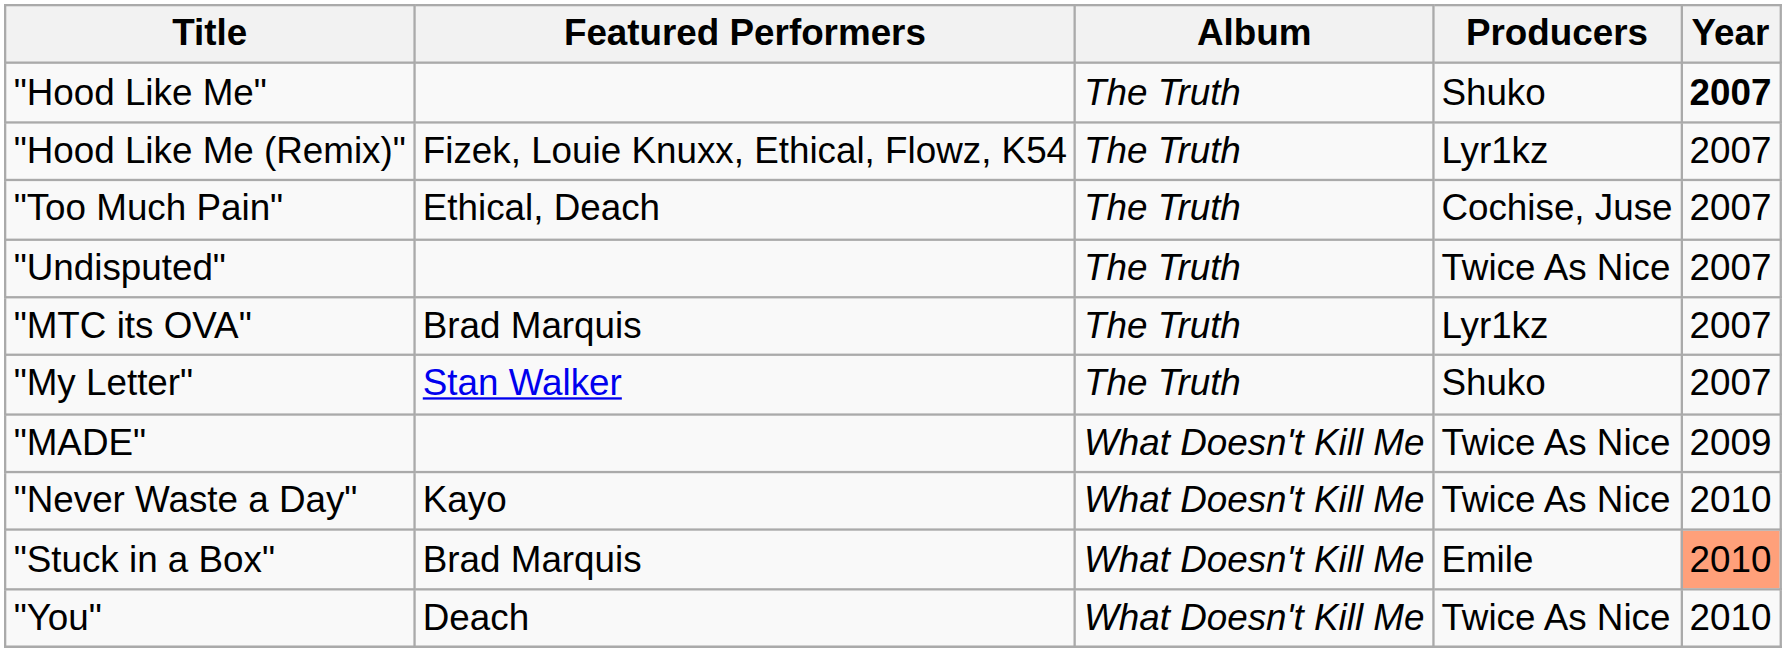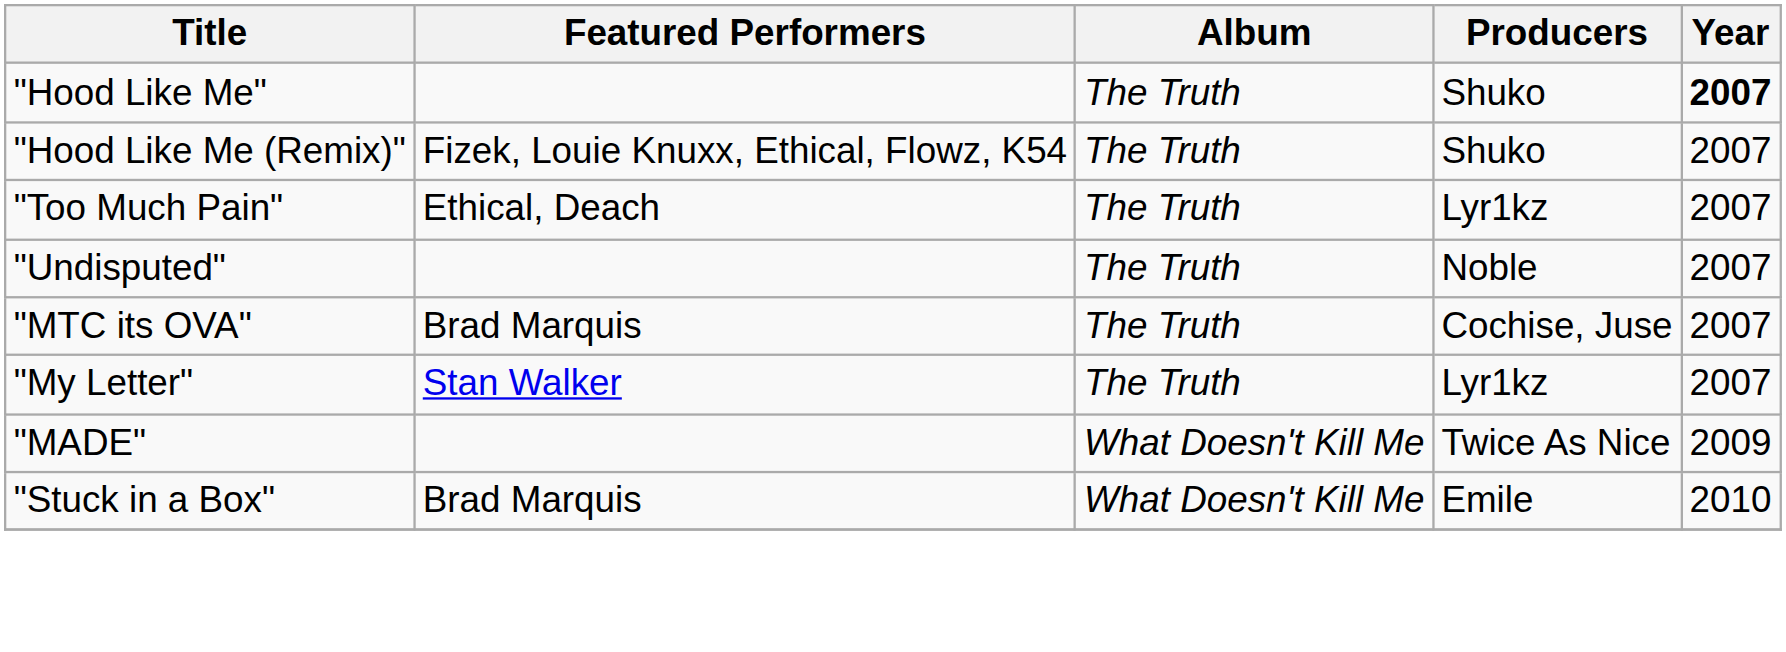(1495, 150) Lyr1kz -> (1494, 150) Shuko
(1557, 208) Cochise, Juse -> (1495, 208) Lyr1kz
(1556, 267) Twice As Nice -> (1489, 267) Noble
(1495, 325) Lyr1kz -> (1557, 325) Cochise, Juse
(1494, 383) Shuko -> (1495, 383) Lyr1kz
- row: (186, 500)
(1730, 558) lightsalmon background -> (1730, 500) no background
- row: (58, 617)
